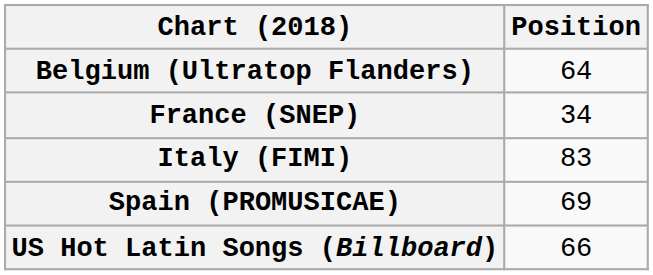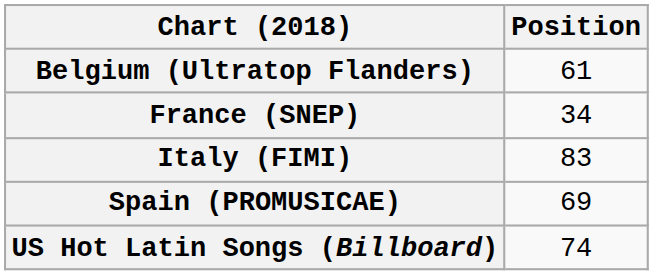(576, 71) 64 -> (576, 71) 61
(576, 247) 66 -> (576, 247) 74
